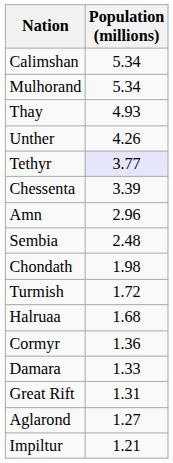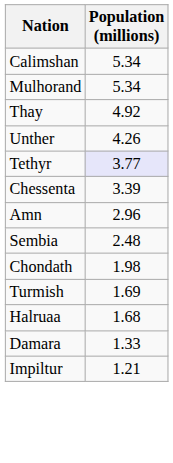(127, 112) 4.93 -> (127, 112) 4.92
(127, 291) 1.72 -> (127, 291) 1.69
- row: (35, 343)
- row: (42, 394)
- row: (40, 420)
